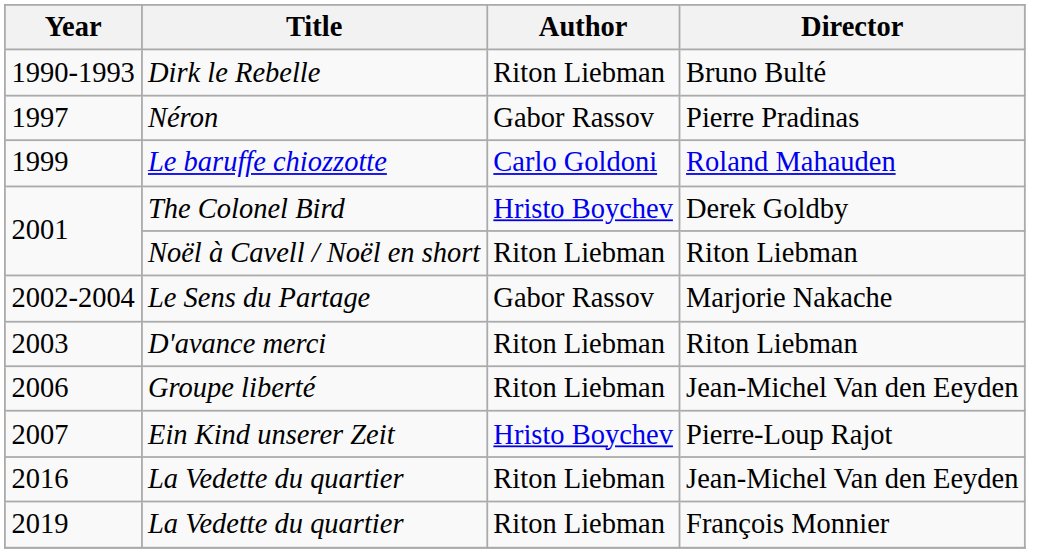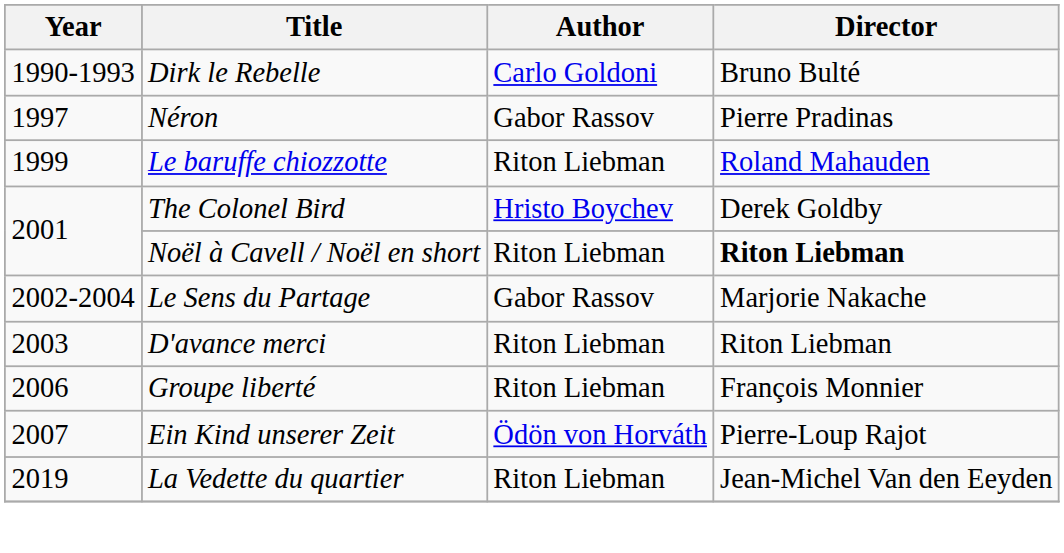(579, 72) Riton Liebman -> (575, 72) Carlo Goldoni
(575, 162) Carlo Goldoni -> (579, 162) Riton Liebman
(772, 252) normal -> (812, 252) bold
(852, 388) Jean-Michel Van den Eeyden -> (822, 388) François Monnier
(583, 433) Hristo Boychev -> (600, 433) Ödön von Horváth
- row: (40, 478)
(788, 523) François Monnier -> (886, 478) Jean-Michel Van den Eeyden
